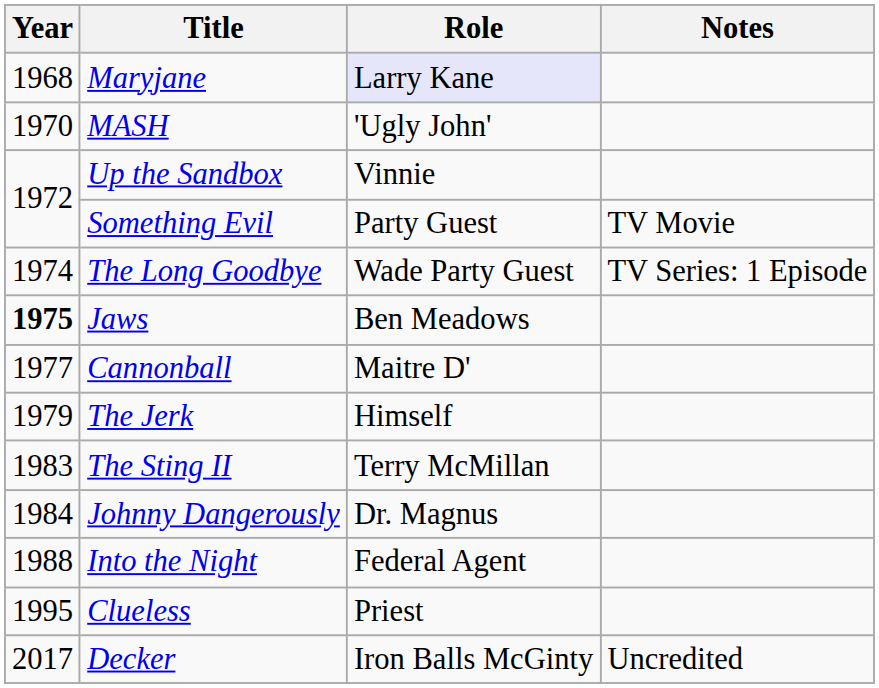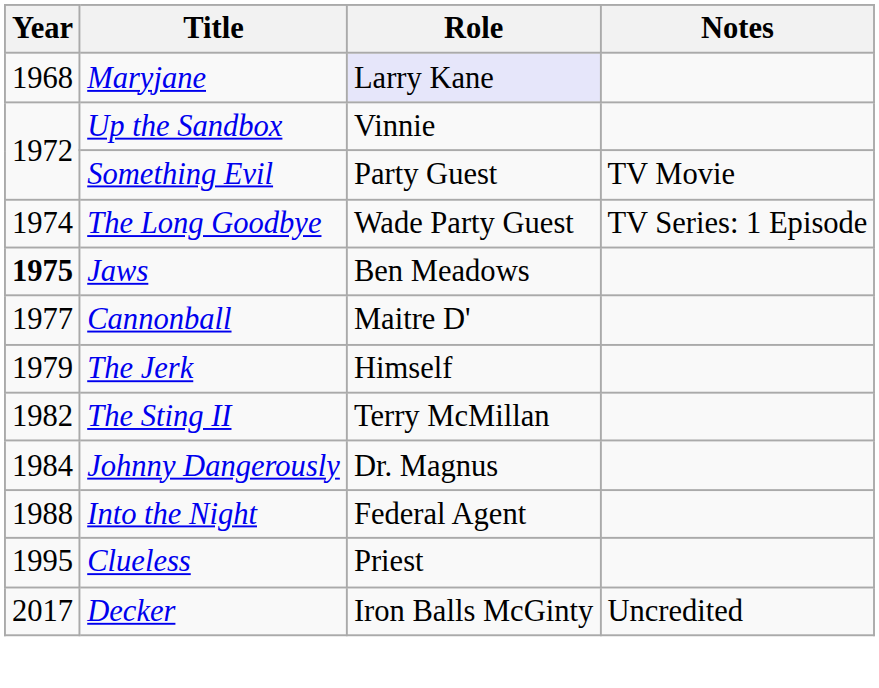- row: (128, 125)
(43, 464) 1983 -> (43, 416) 1982
